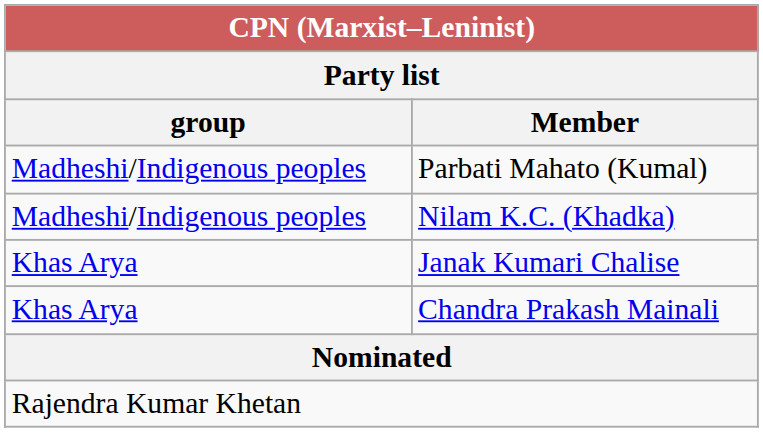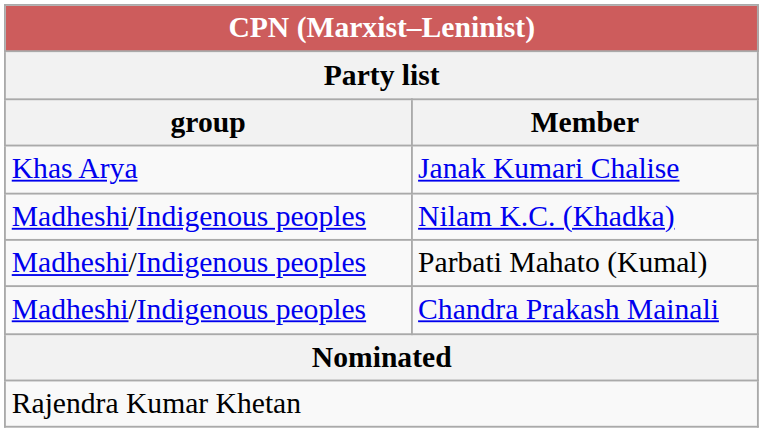rows swapped: (549, 262) <-> (563, 168)
(75, 309) Khas Arya -> (189, 309) Madheshi/Indigenous peoples
